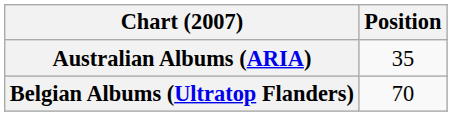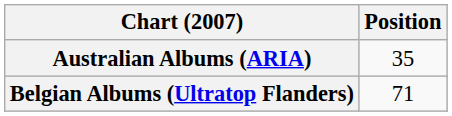(403, 93) 70 -> (403, 93) 71
